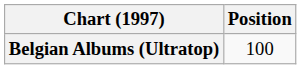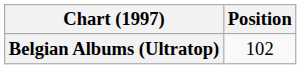(260, 48) 100 -> (260, 48) 102
